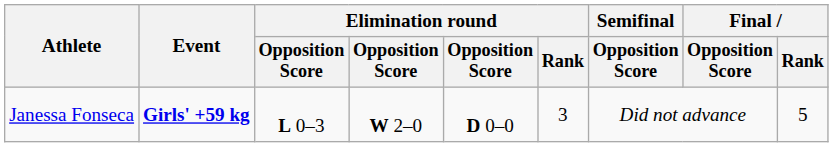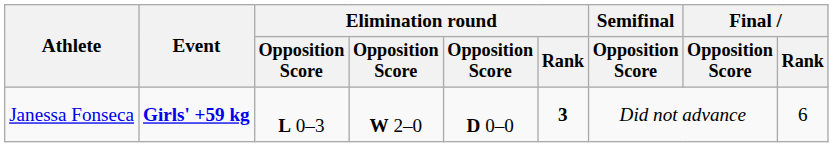(563, 114) normal -> (563, 114) bold
(803, 114) 5 -> (803, 114) 6
